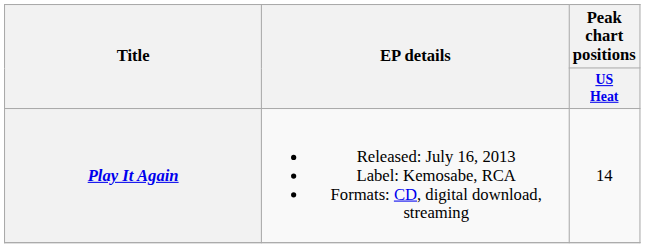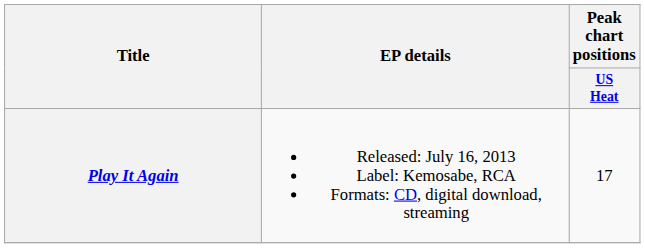(604, 175) 14 -> (604, 175) 17
